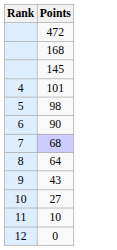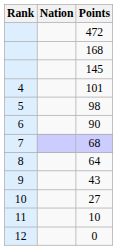+ column: (57, 13)
